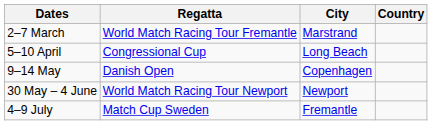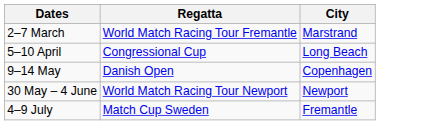- column: (401, 14)
